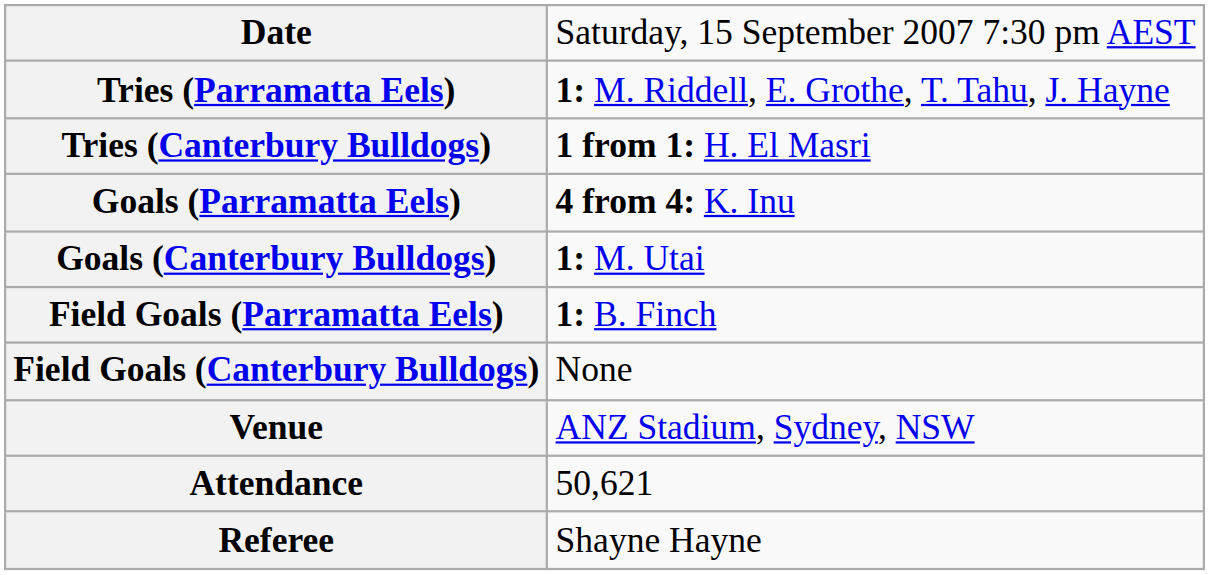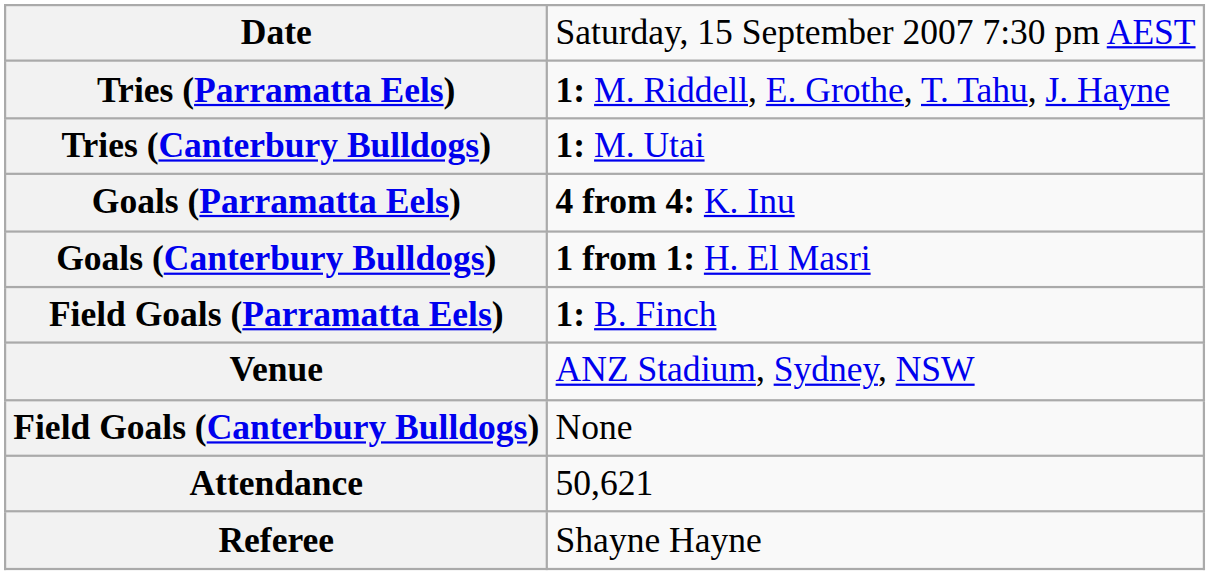(713, 145) 1 from 1: H. El Masri -> (630, 145) 1: M. Utai
(630, 257) 1: M. Utai -> (713, 257) 1 from 1: H. El Masri
rows swapped: (276, 370) <-> (276, 426)
